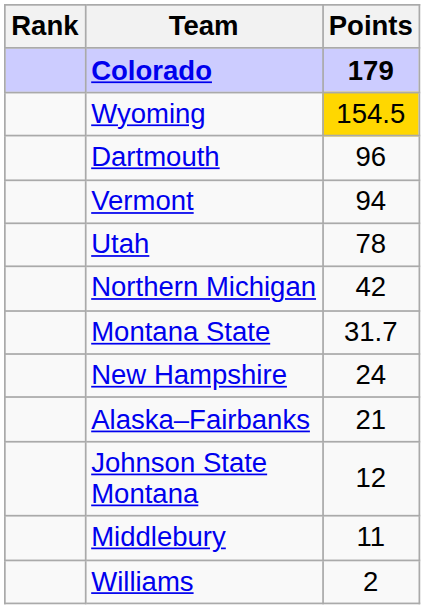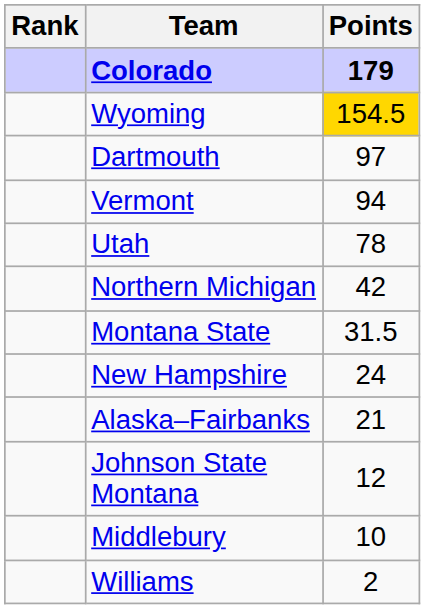(371, 157) 96 -> (371, 157) 97
(371, 331) 31.7 -> (371, 331) 31.5
(371, 537) 11 -> (371, 537) 10
